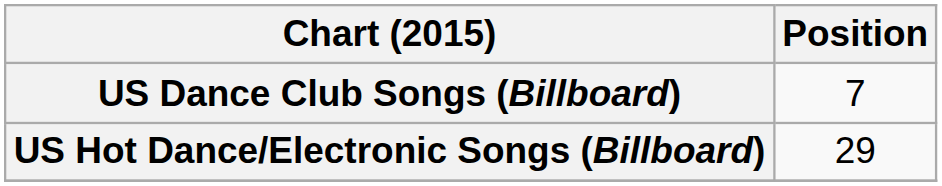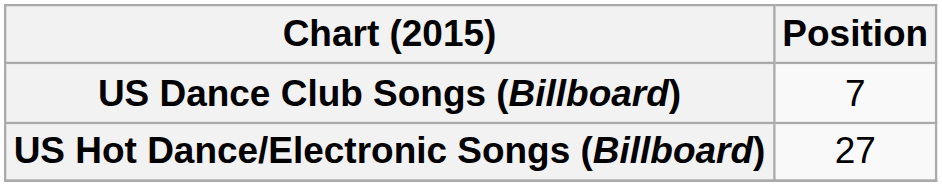(855, 151) 29 -> (855, 151) 27
